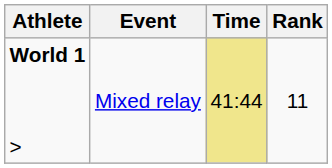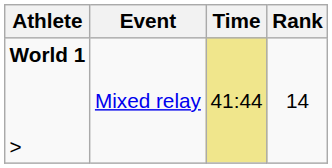(298, 100) 11 -> (298, 100) 14
